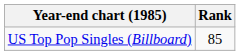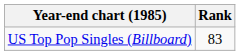(215, 38) 85 -> (215, 38) 83
